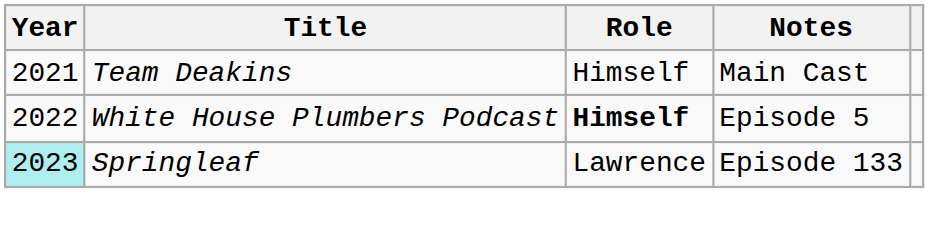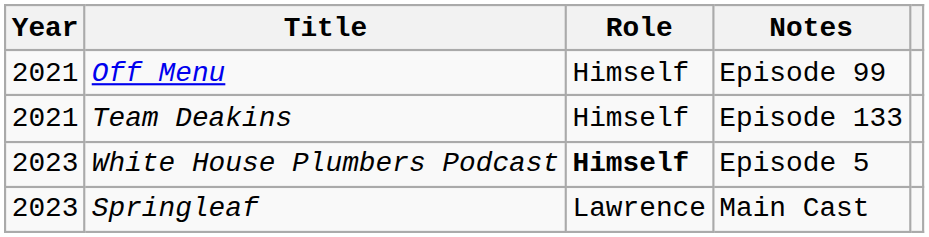+ row: (159, 73)
(794, 73) Main Cast -> (811, 118) Episode 133
(45, 118) 2022 -> (45, 164) 2023
(45, 164) paleturquoise background -> (45, 209) no background
(811, 164) Episode 133 -> (794, 209) Main Cast
